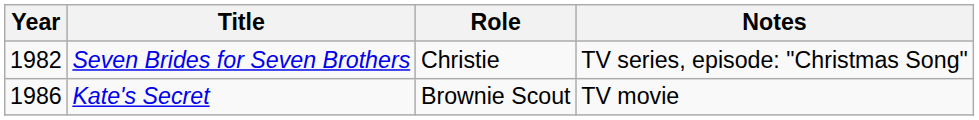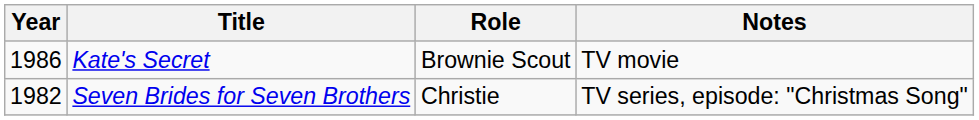rows swapped: (241, 59) <-> (141, 96)
